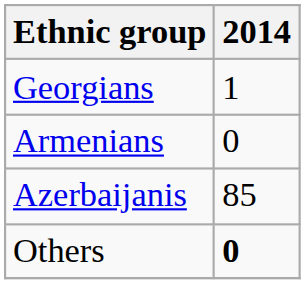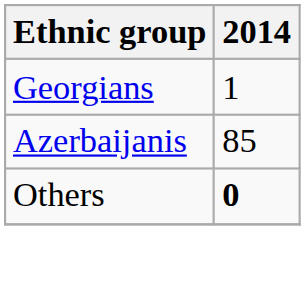- row: (88, 140)
